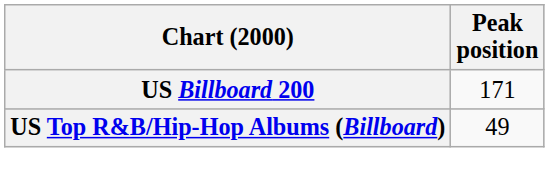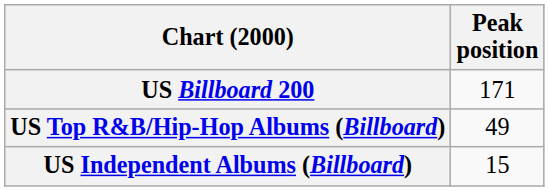+ row: (228, 165)
